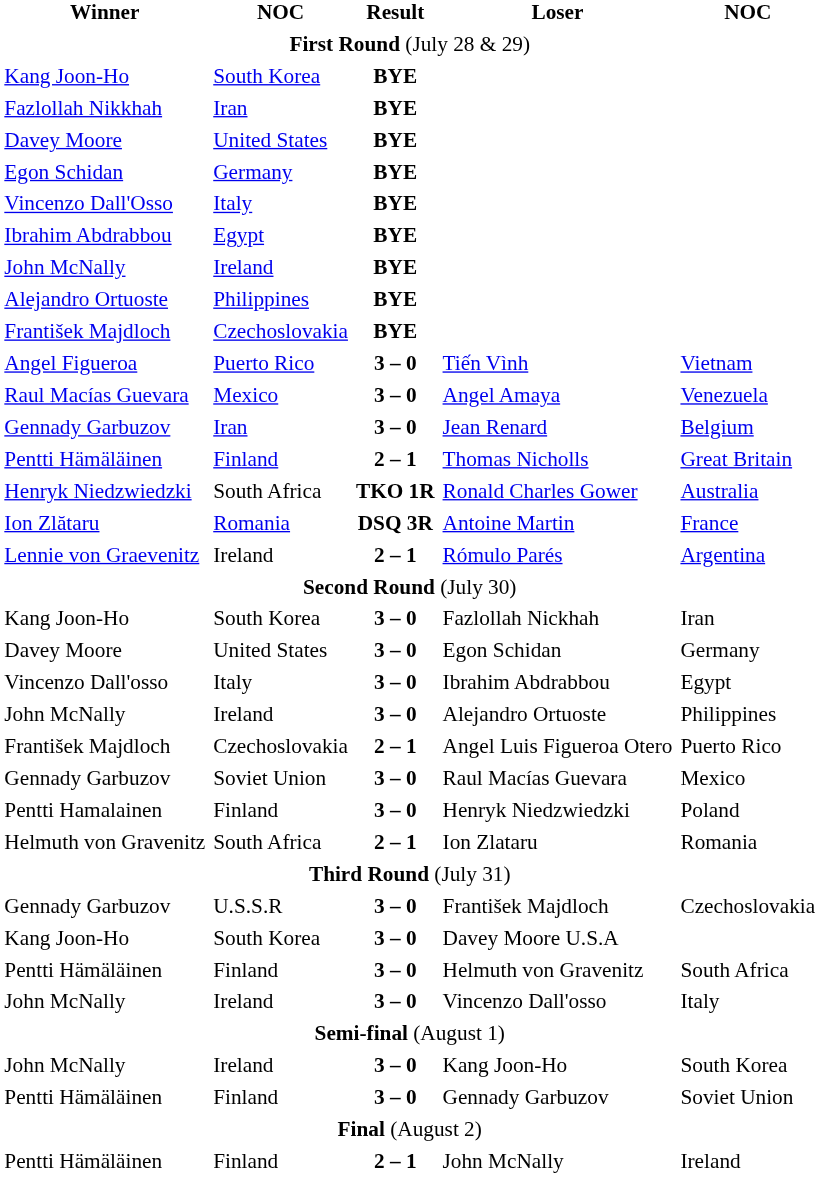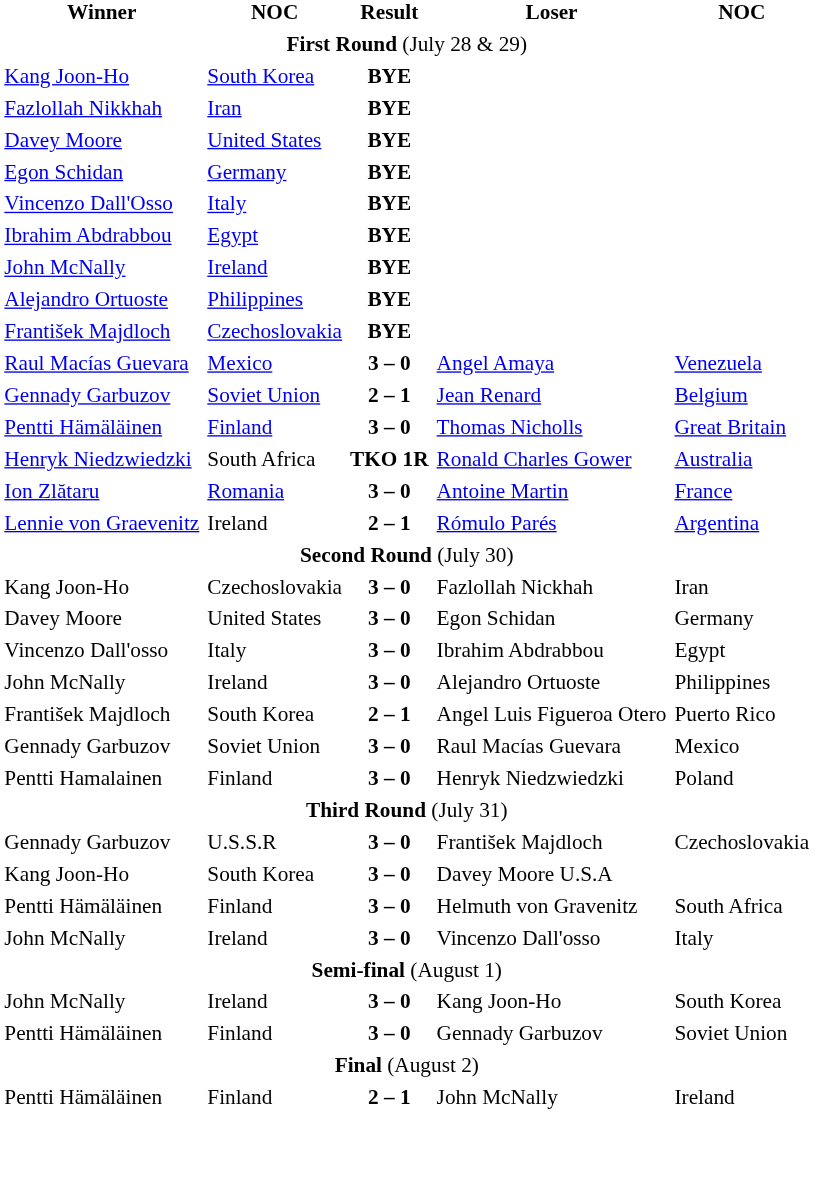- row: (71, 363)
(230, 427) Iran -> (264, 395) Soviet Union
(395, 427) 3 – 0 -> (389, 395) 2 – 1
(395, 459) 2 – 1 -> (389, 427) 3 – 0
(395, 522) DSQ 3R -> (389, 490) 3 – 0
(267, 618) South Korea -> (275, 586) Czechoslovakia
(281, 746) Czechoslovakia -> (261, 714) South Korea
- row: (105, 842)
